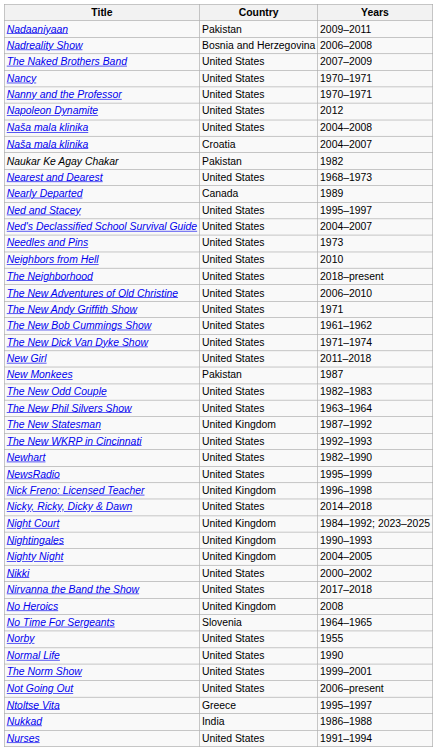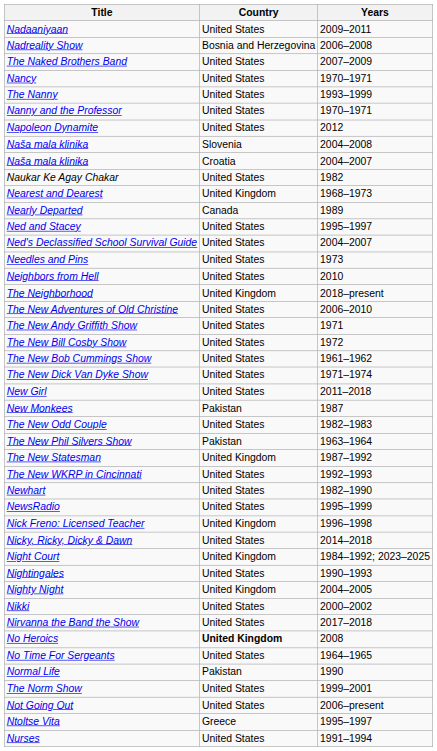(222, 29) Pakistan -> (233, 29) United States
+ row: (32, 95)
(233, 128) United States -> (222, 144) Slovenia
(222, 161) Pakistan -> (233, 177) United States
(233, 177) United States -> (239, 194) United Kingdom
(233, 276) United States -> (239, 293) United Kingdom
+ row: (67, 342)
(233, 408) United States -> (222, 441) Pakistan
(239, 540) United Kingdom -> (233, 573) United States
(239, 606) normal -> (242, 639) bold
(222, 623) Slovenia -> (233, 656) United States
- row: (21, 639)
(233, 656) United States -> (222, 672) Pakistan
- row: (24, 721)
